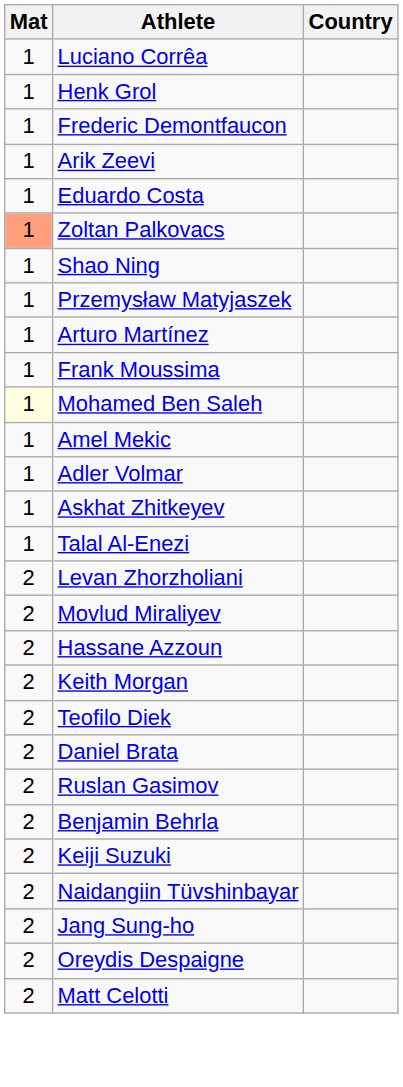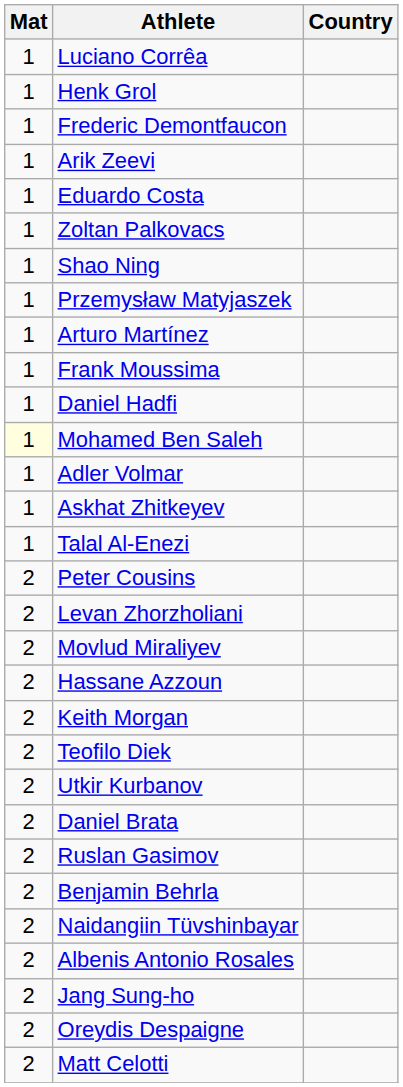(29, 230) lightsalmon background -> (29, 230) no background
+ row: (117, 404)
- row: (114, 439)
+ row: (126, 578)
+ row: (130, 786)
- row: (114, 856)
+ row: (176, 960)
